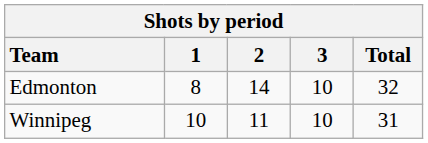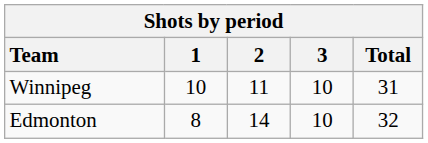rows swapped: (53, 87) <-> (50, 120)
